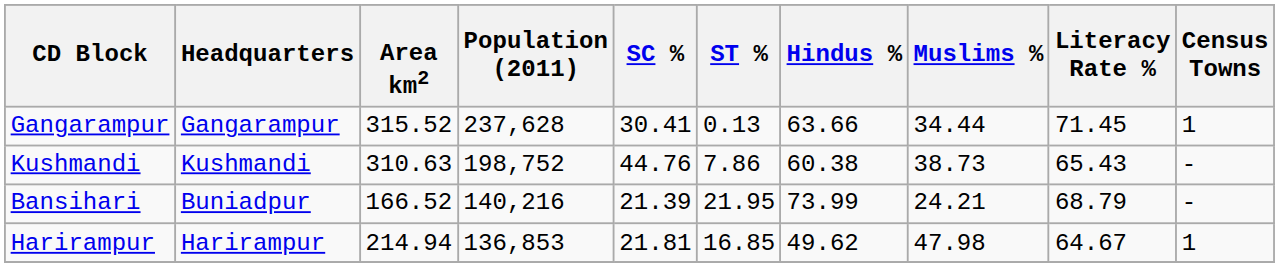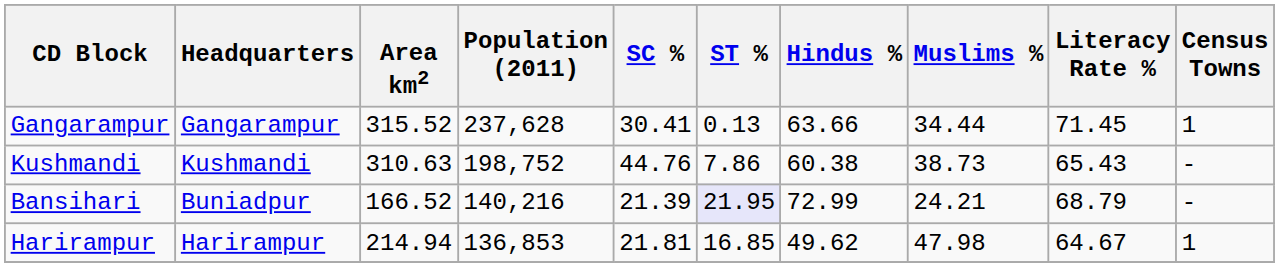(739, 204) no background -> (739, 204) lavender background
(823, 204) 73.99 -> (823, 204) 72.99
